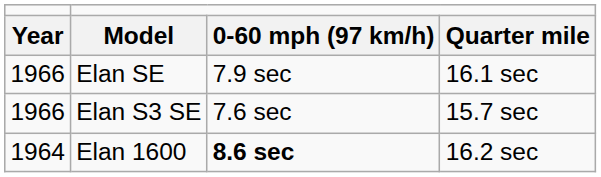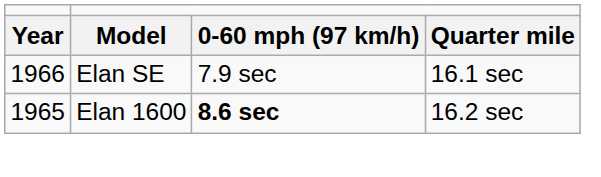- row: (139, 112)
(38, 151) 1964 -> (38, 112) 1965
